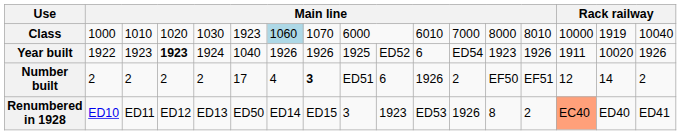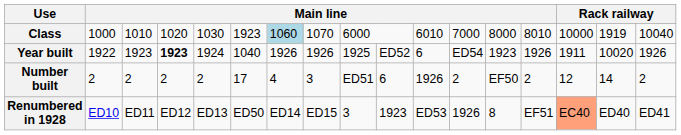(310, 79) bold -> (310, 79) normal
(539, 79) EF51 -> (527, 79) 2
(527, 113) 2 -> (539, 113) EF51
